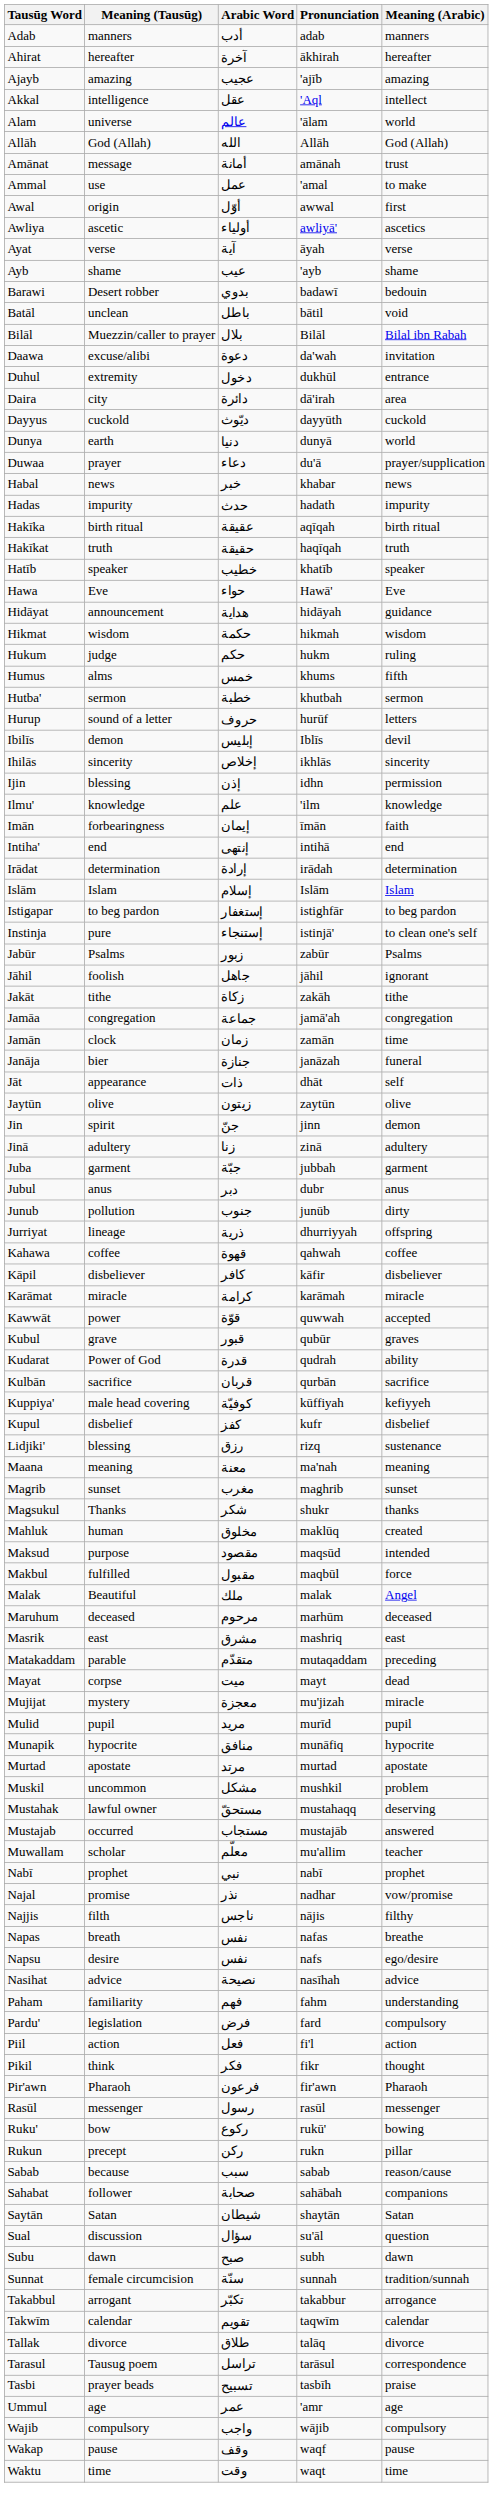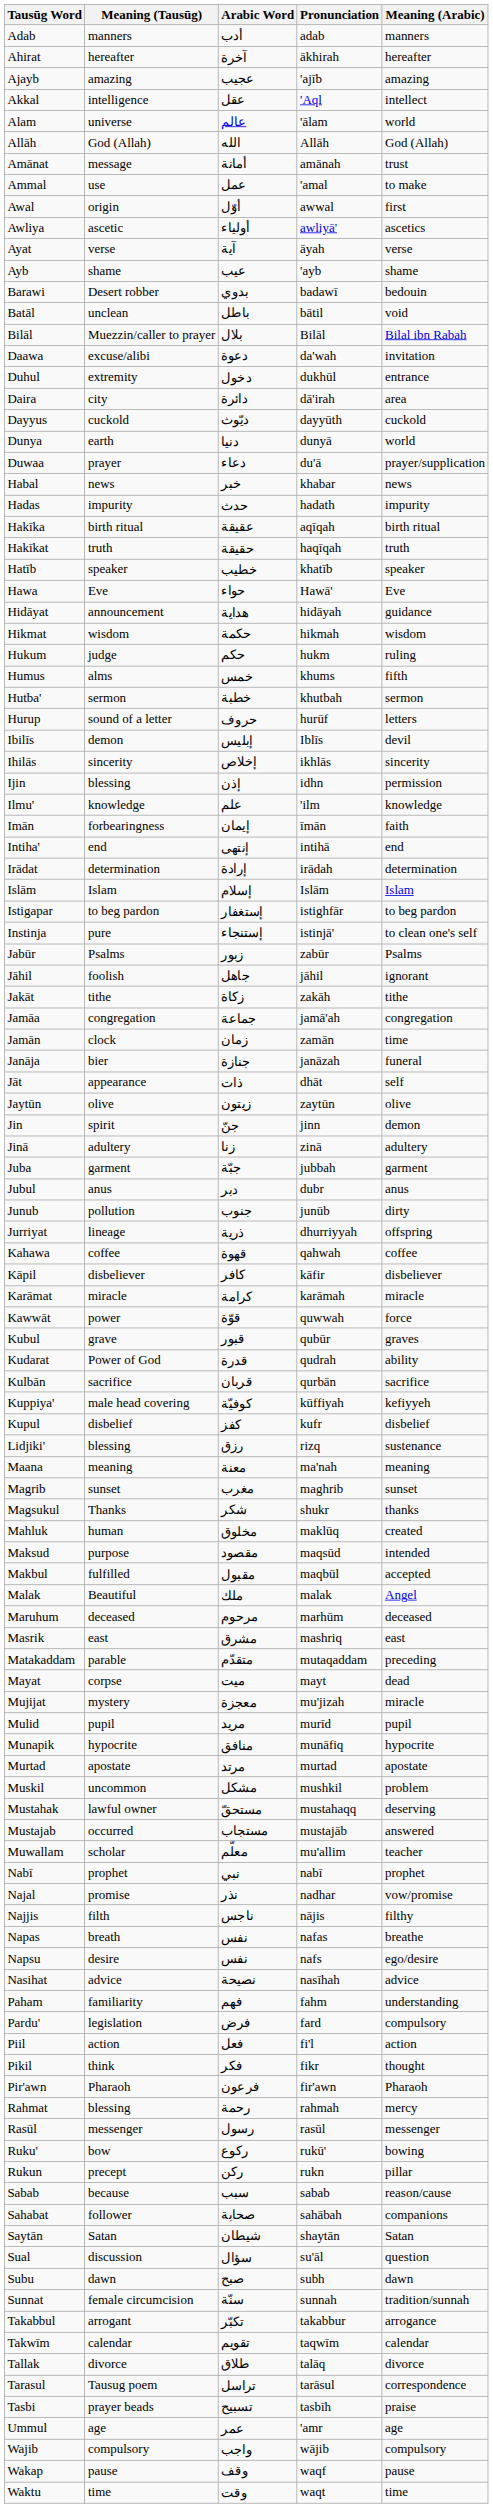(408, 1317) accepted -> (398, 1317) force
(398, 1573) force -> (408, 1573) accepted
+ row: (28, 2108)
